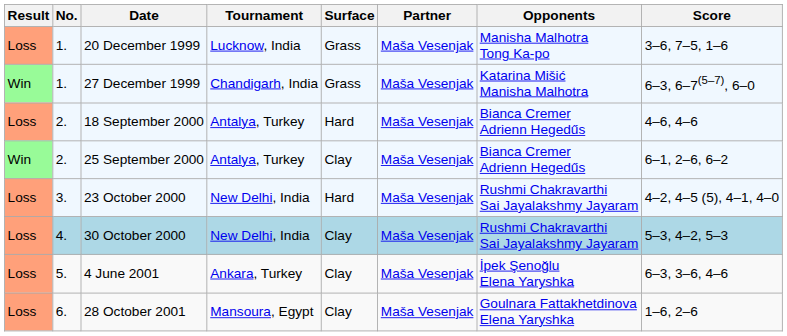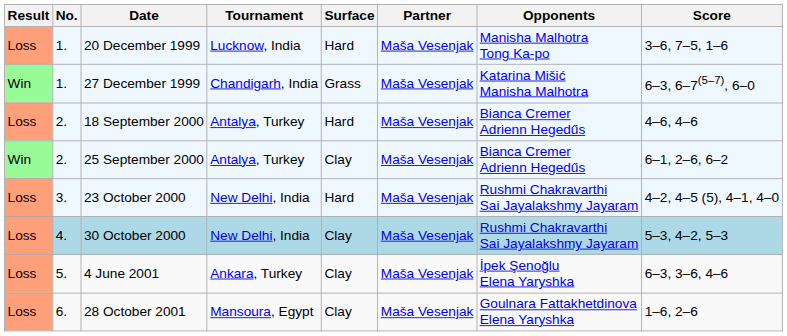(343, 45) Grass -> (339, 45) Hard
